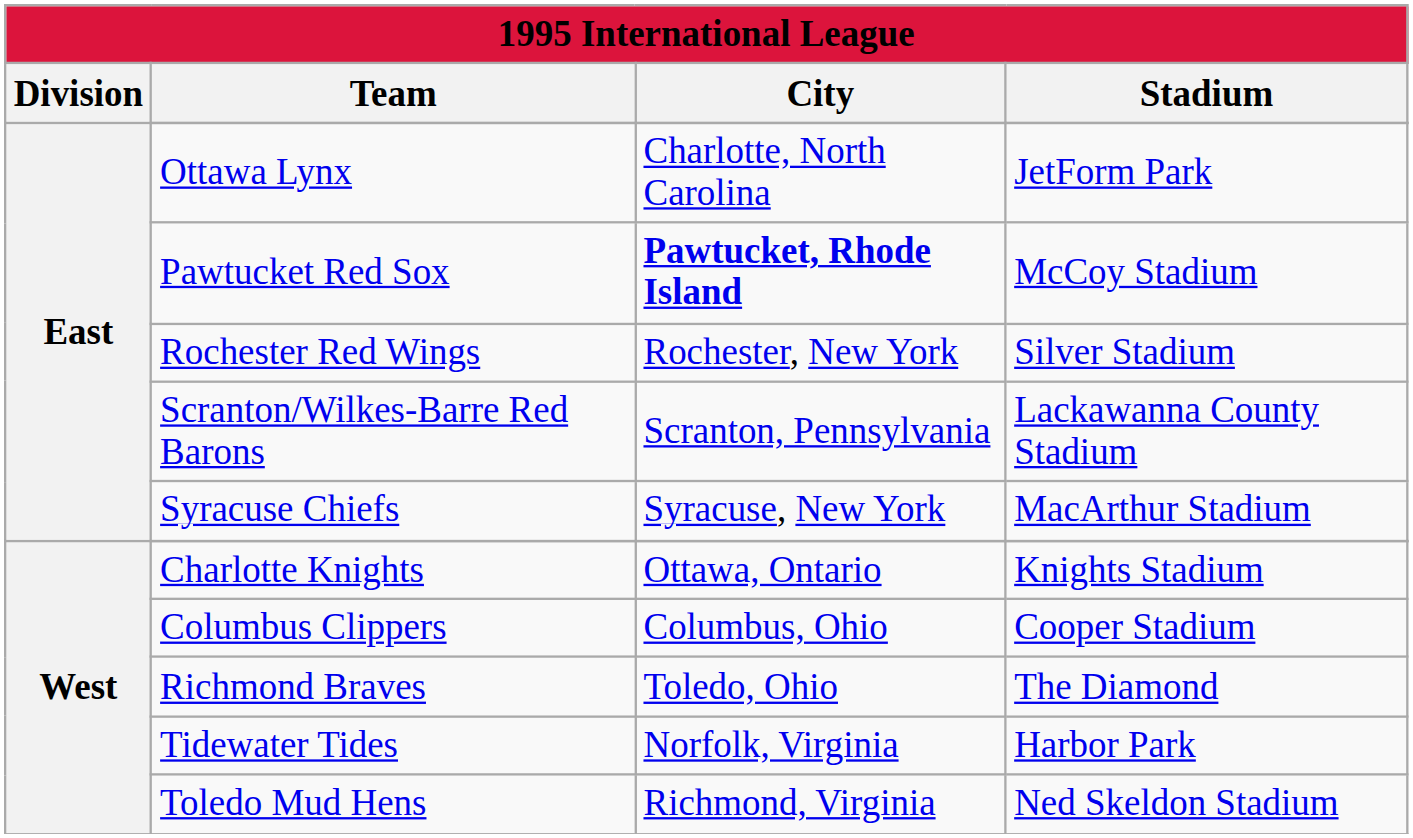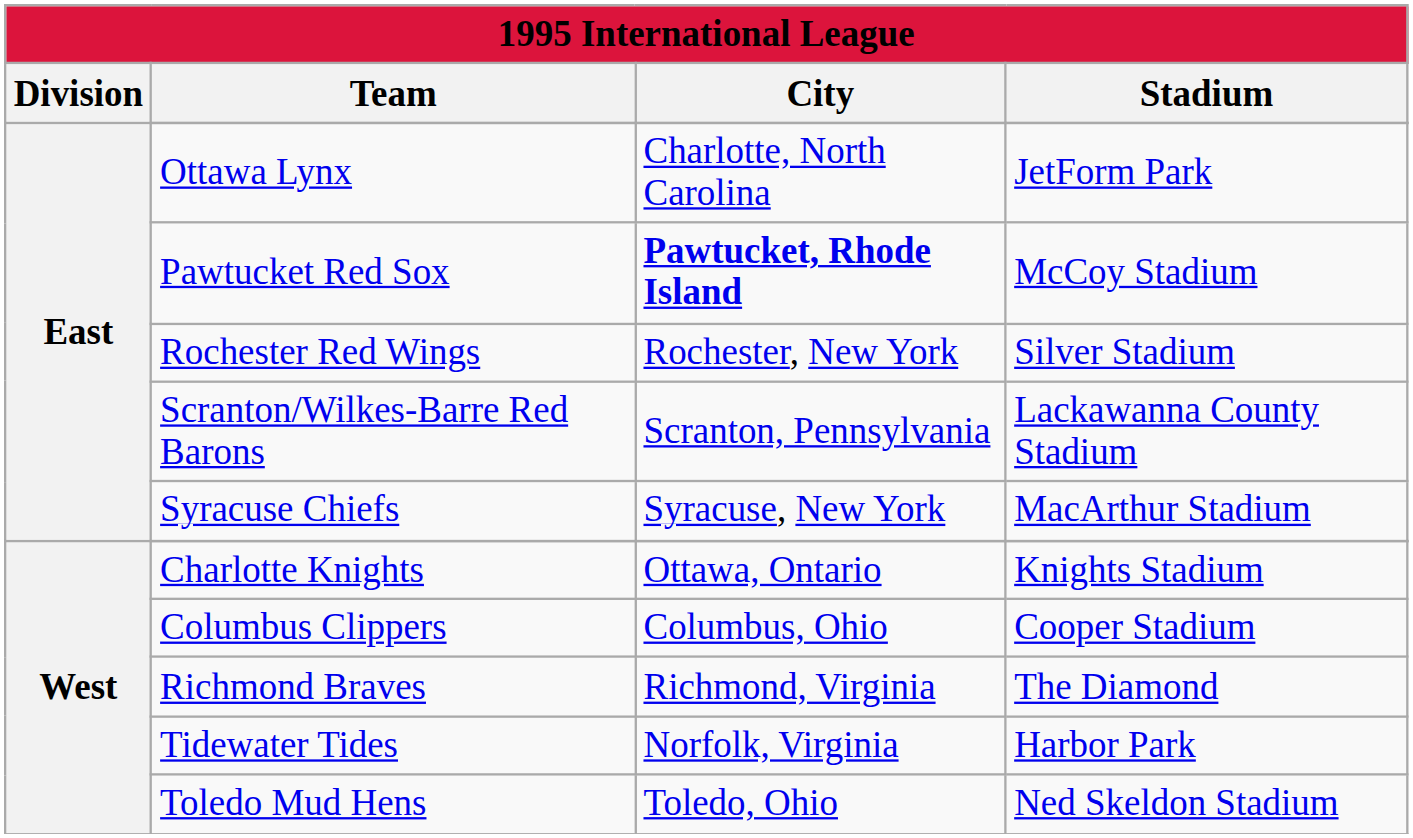(741, 686) Toledo, Ohio -> (790, 686) Richmond, Virginia
(790, 803) Richmond, Virginia -> (741, 803) Toledo, Ohio
